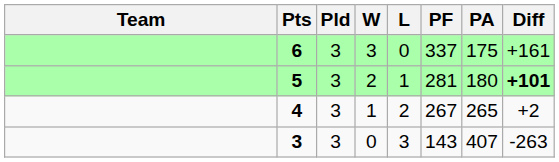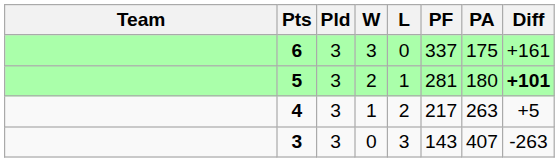(441, 111) 267 -> (441, 111) 217
(482, 111) 265 -> (482, 111) 263
(528, 111) +2 -> (528, 111) +5
